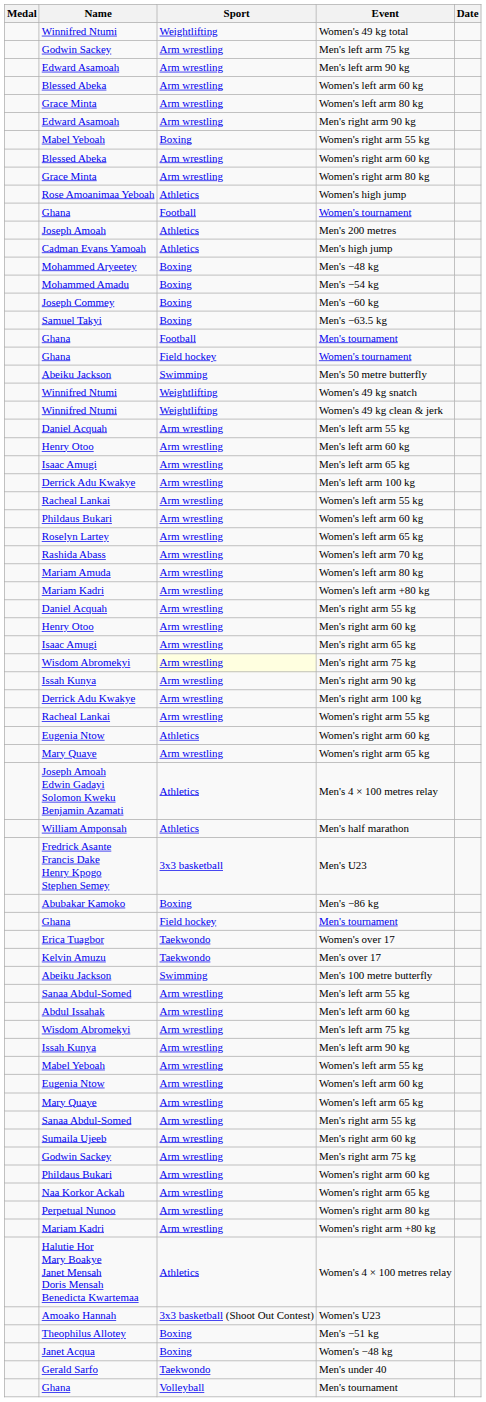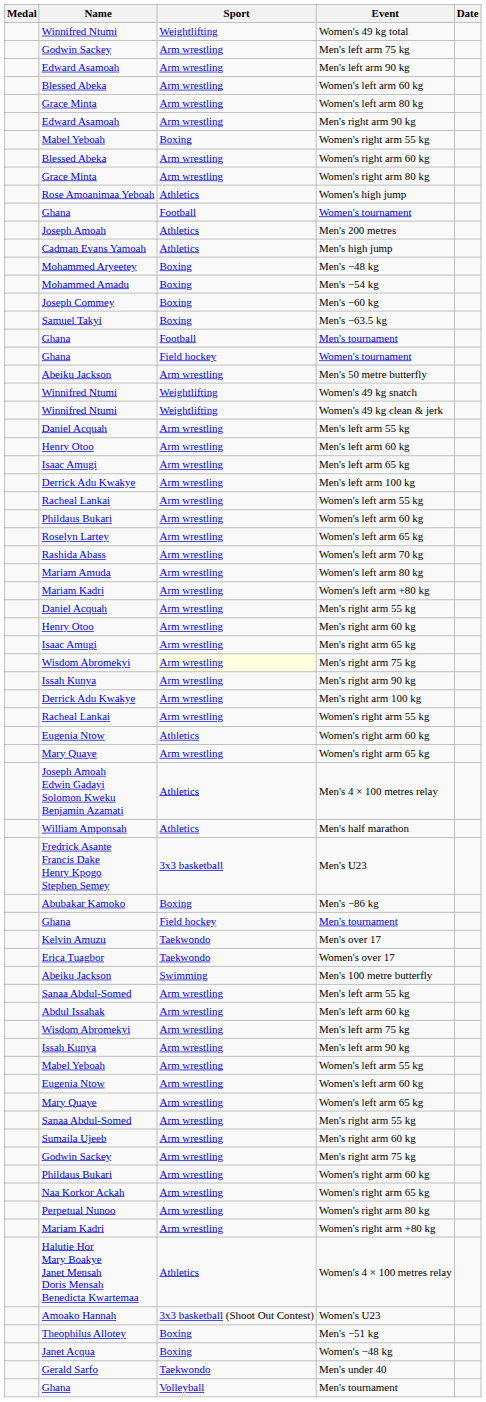(184, 374) Swimming -> (191, 374) Arm wrestling
rows swapped: (74, 957) <-> (73, 939)
